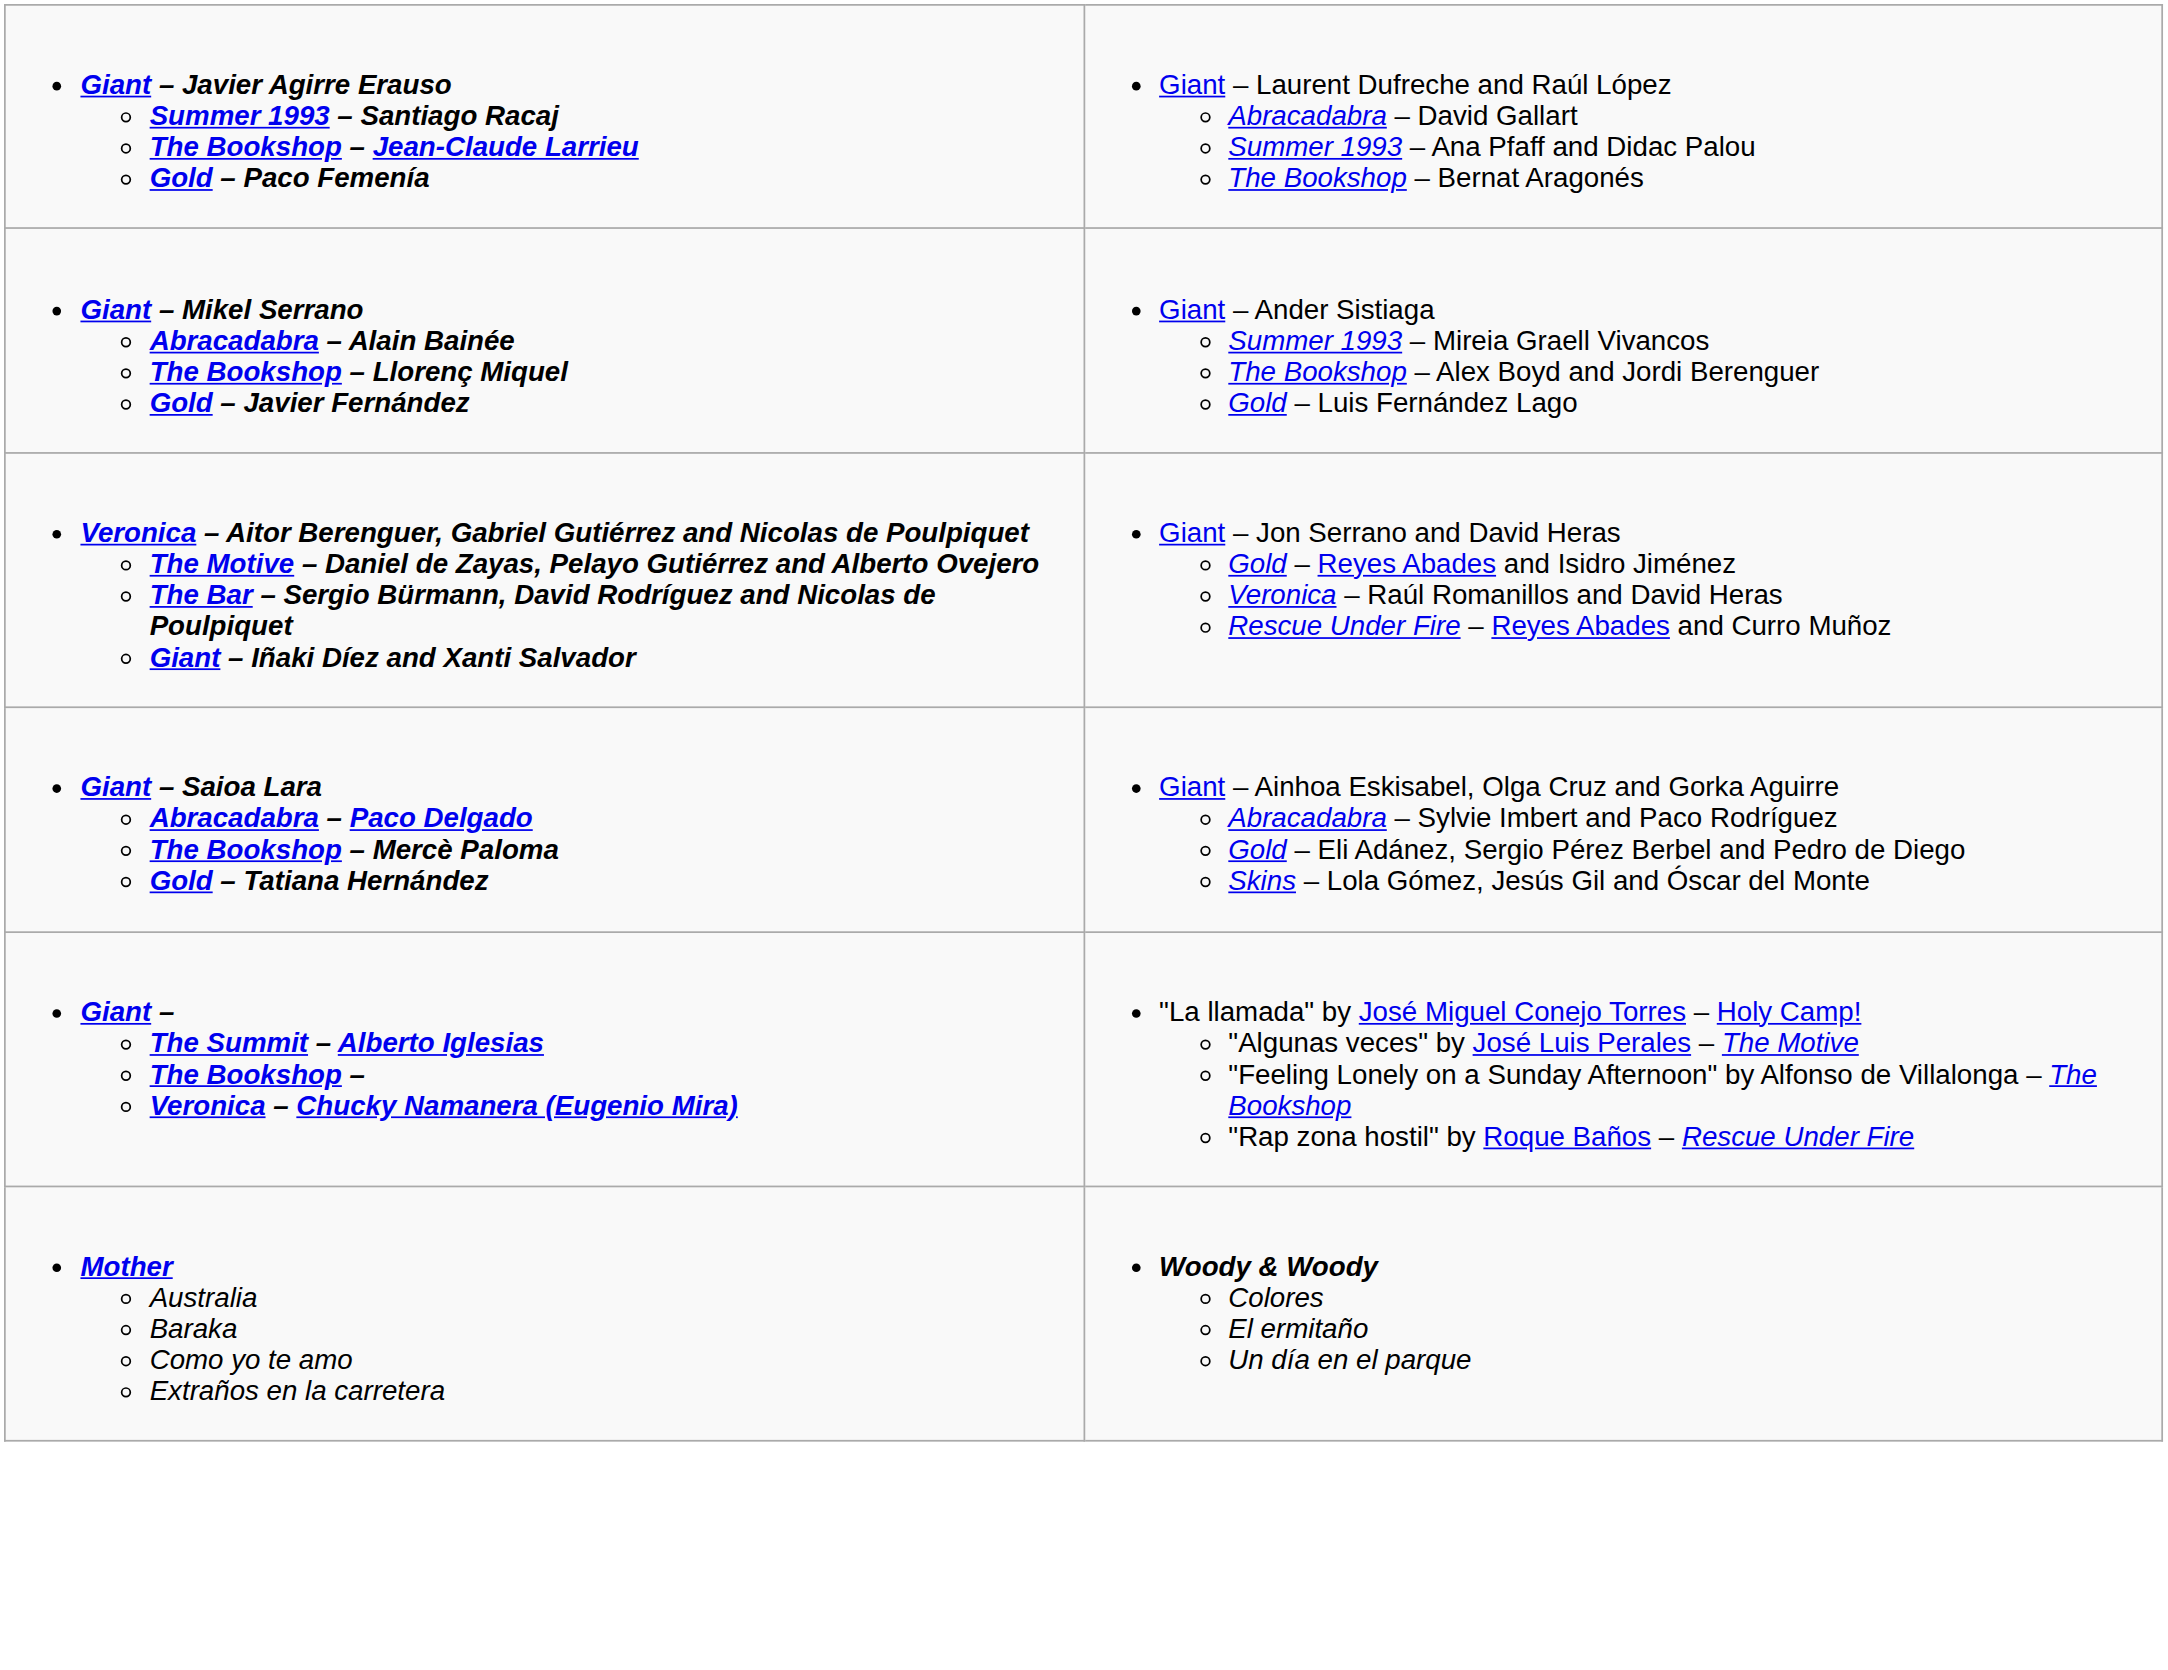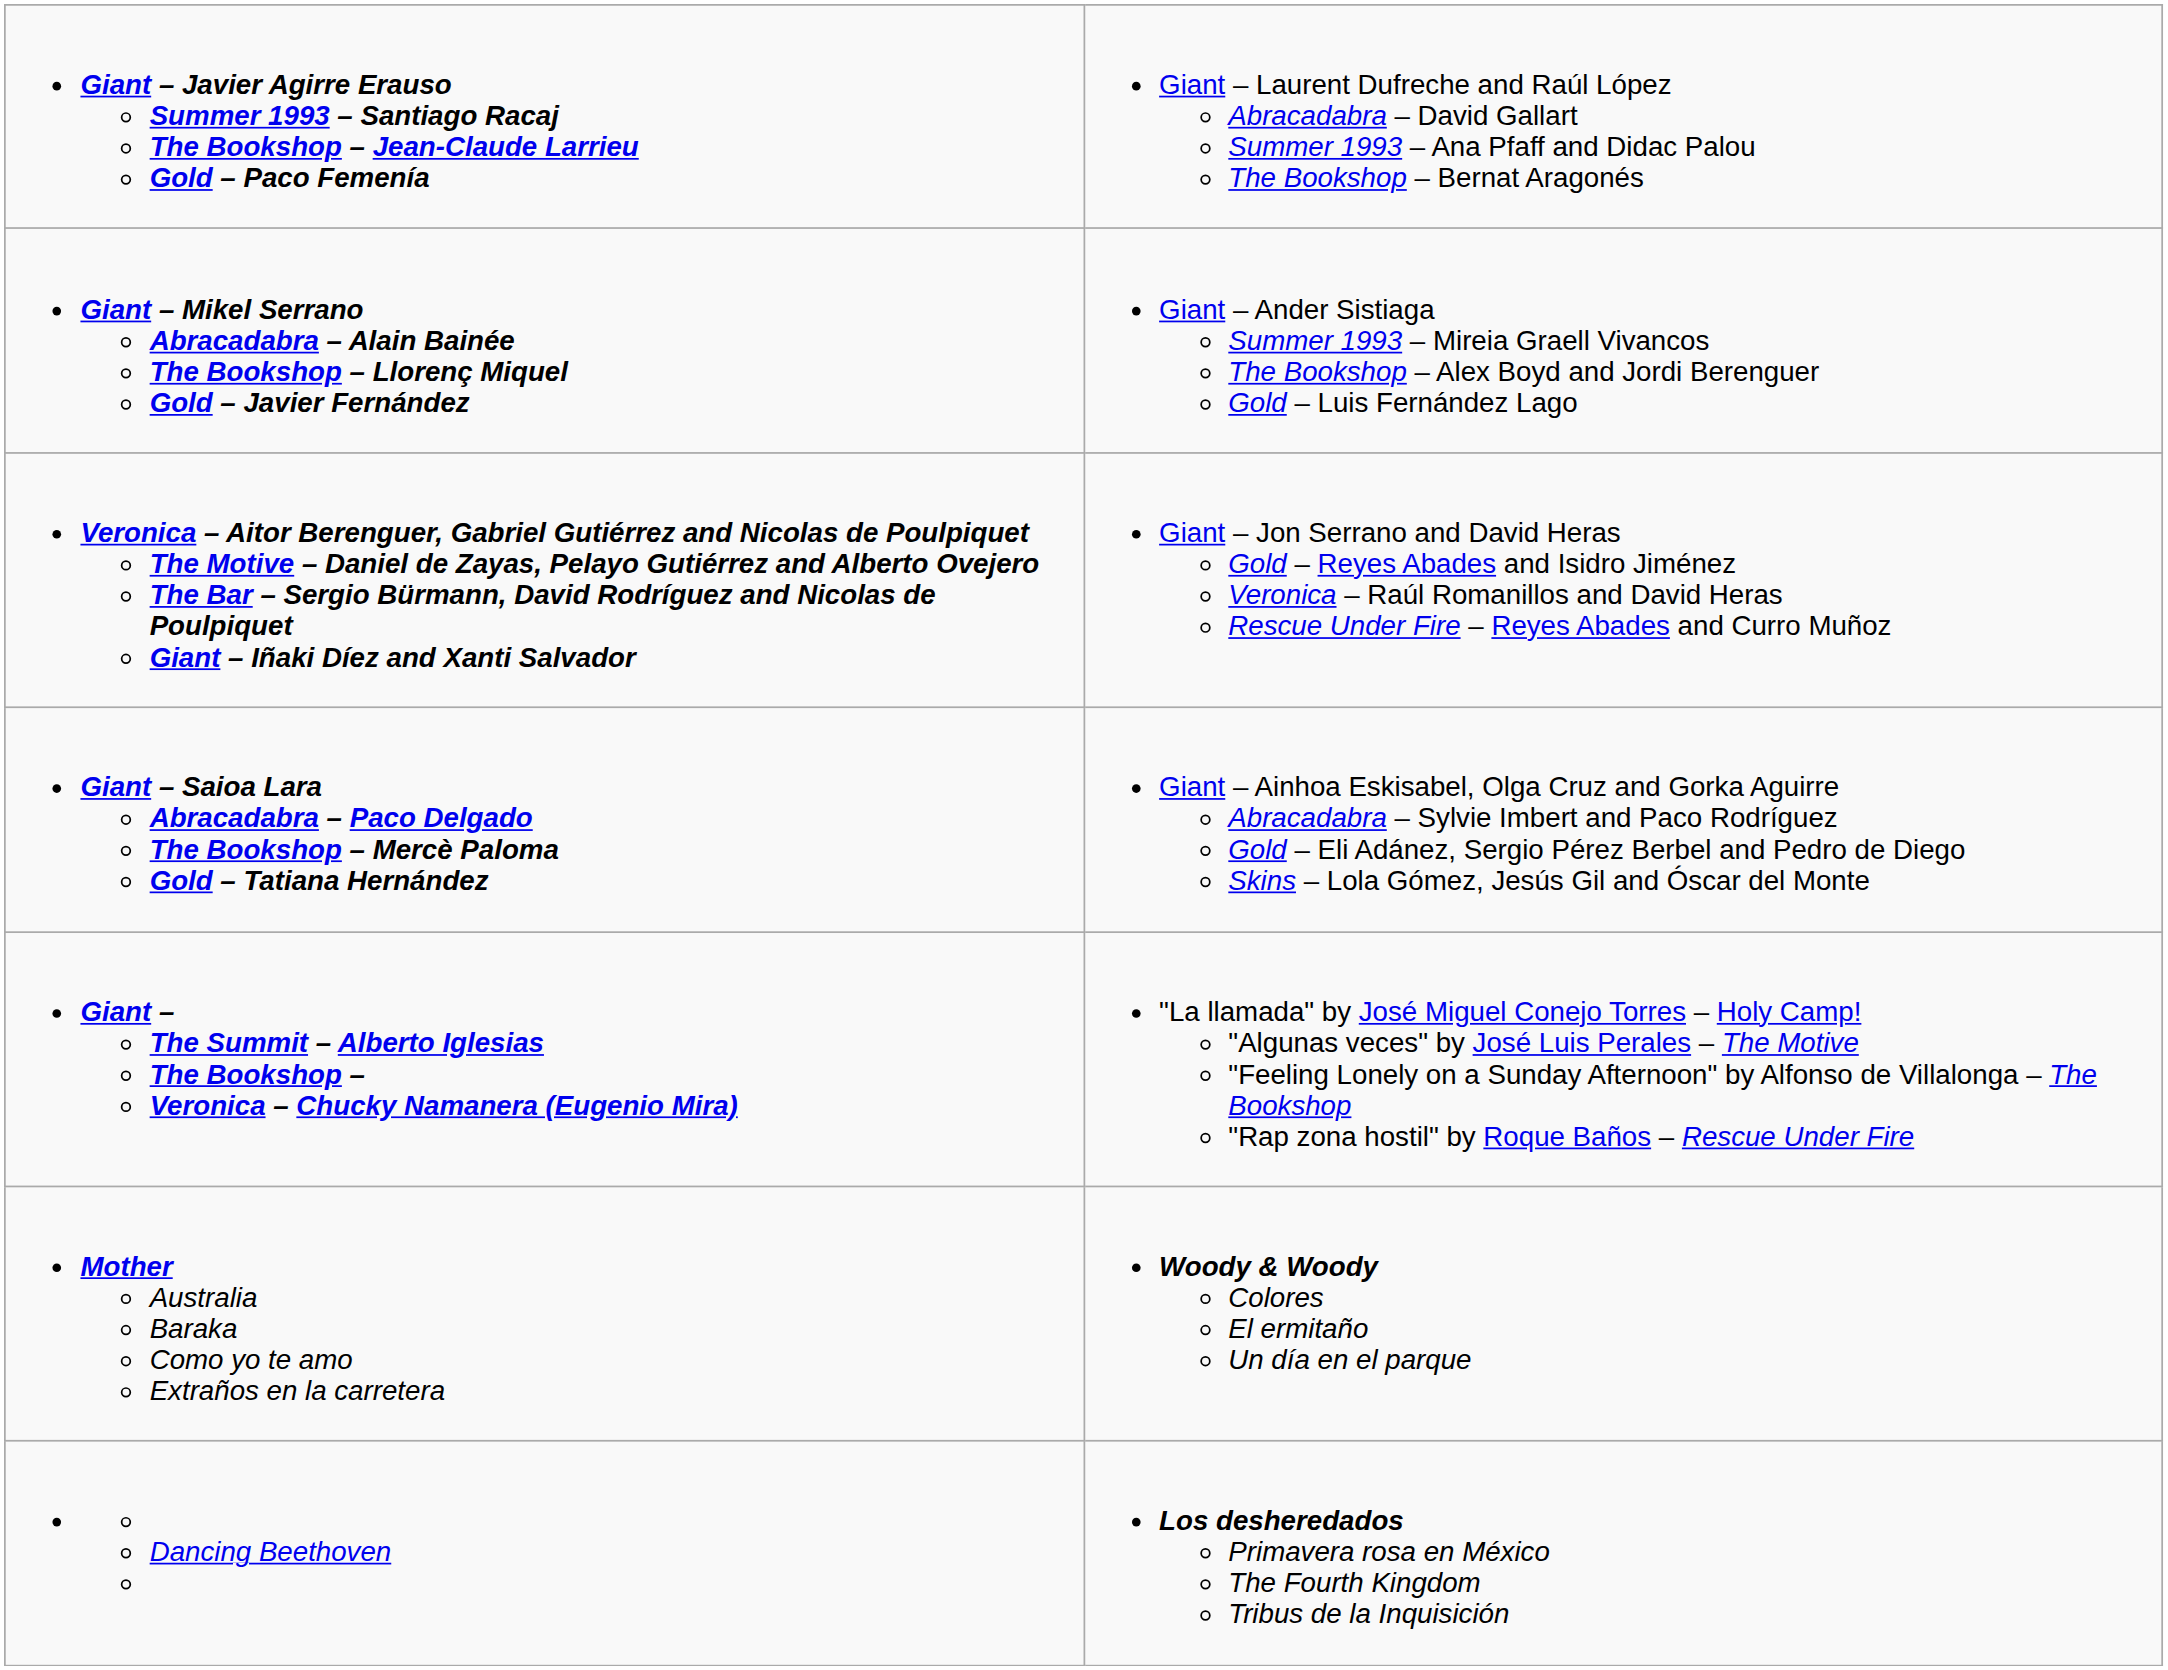+ row: (544, 1553)
